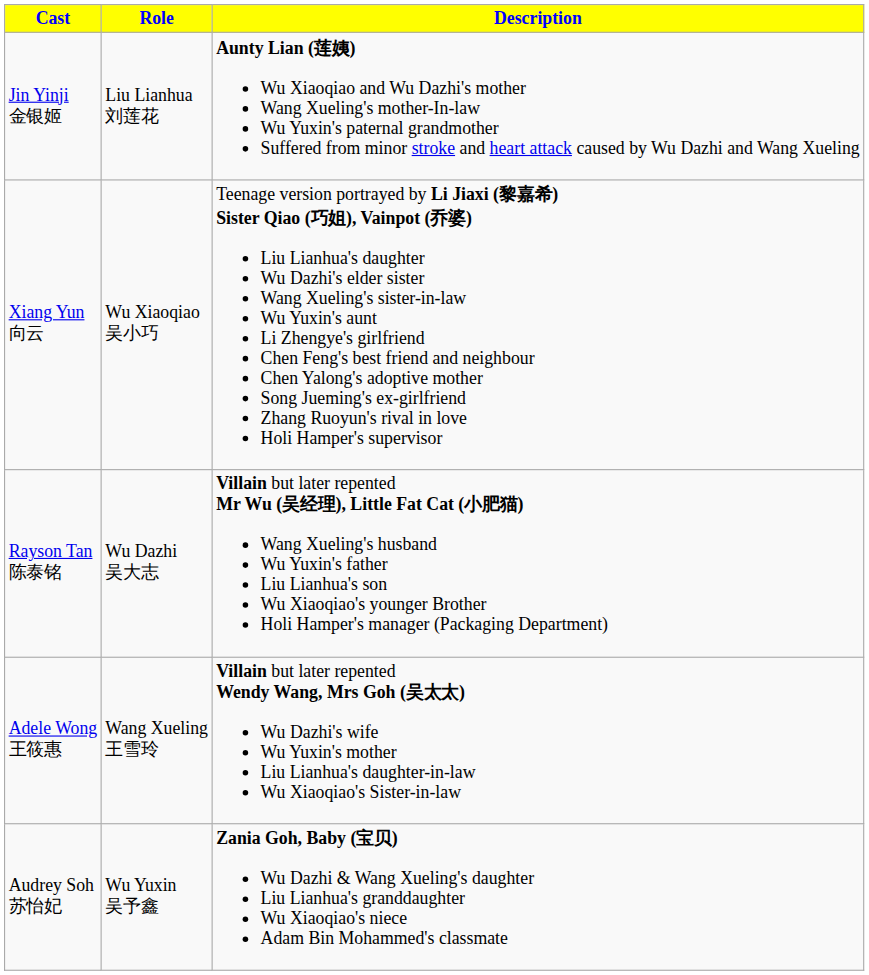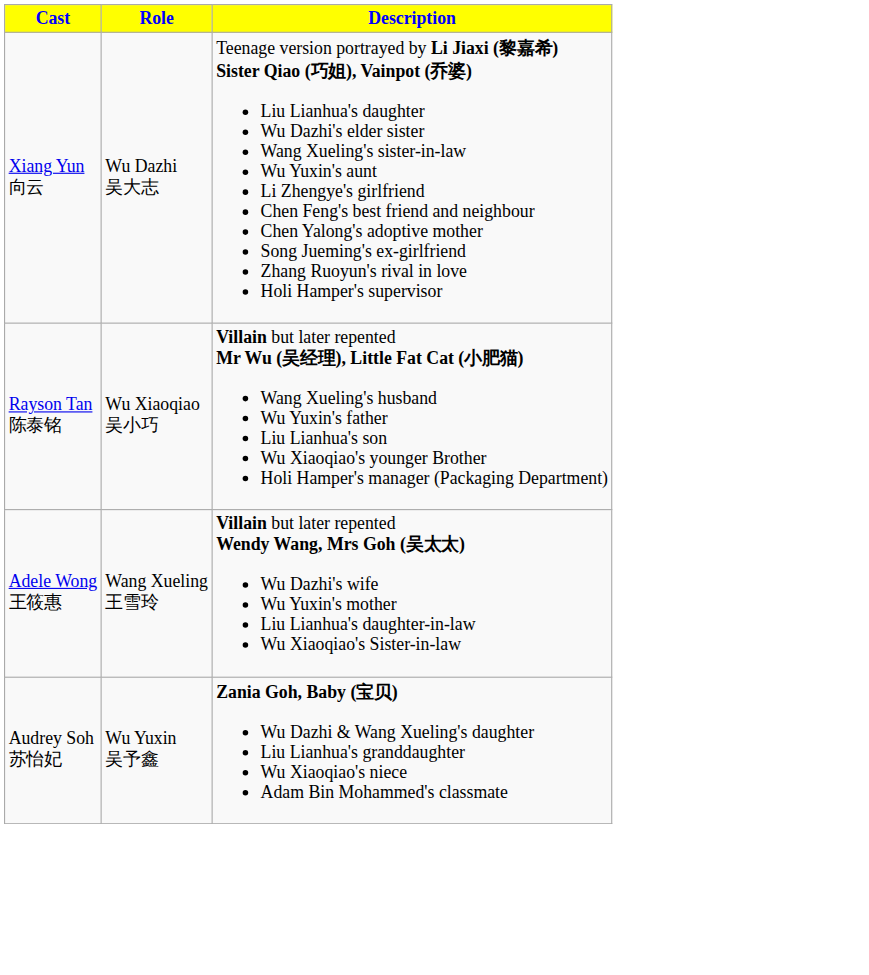- row: (39, 105)
(153, 323) Wu Xiaoqiao 吴小巧 -> (141, 176) Wu Dazhi 吴大志
(141, 562) Wu Dazhi 吴大志 -> (153, 415) Wu Xiaoqiao 吴小巧
